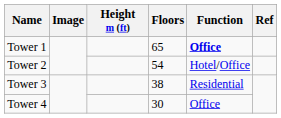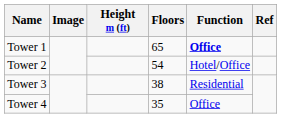(157, 103) 30 -> (157, 103) 35
